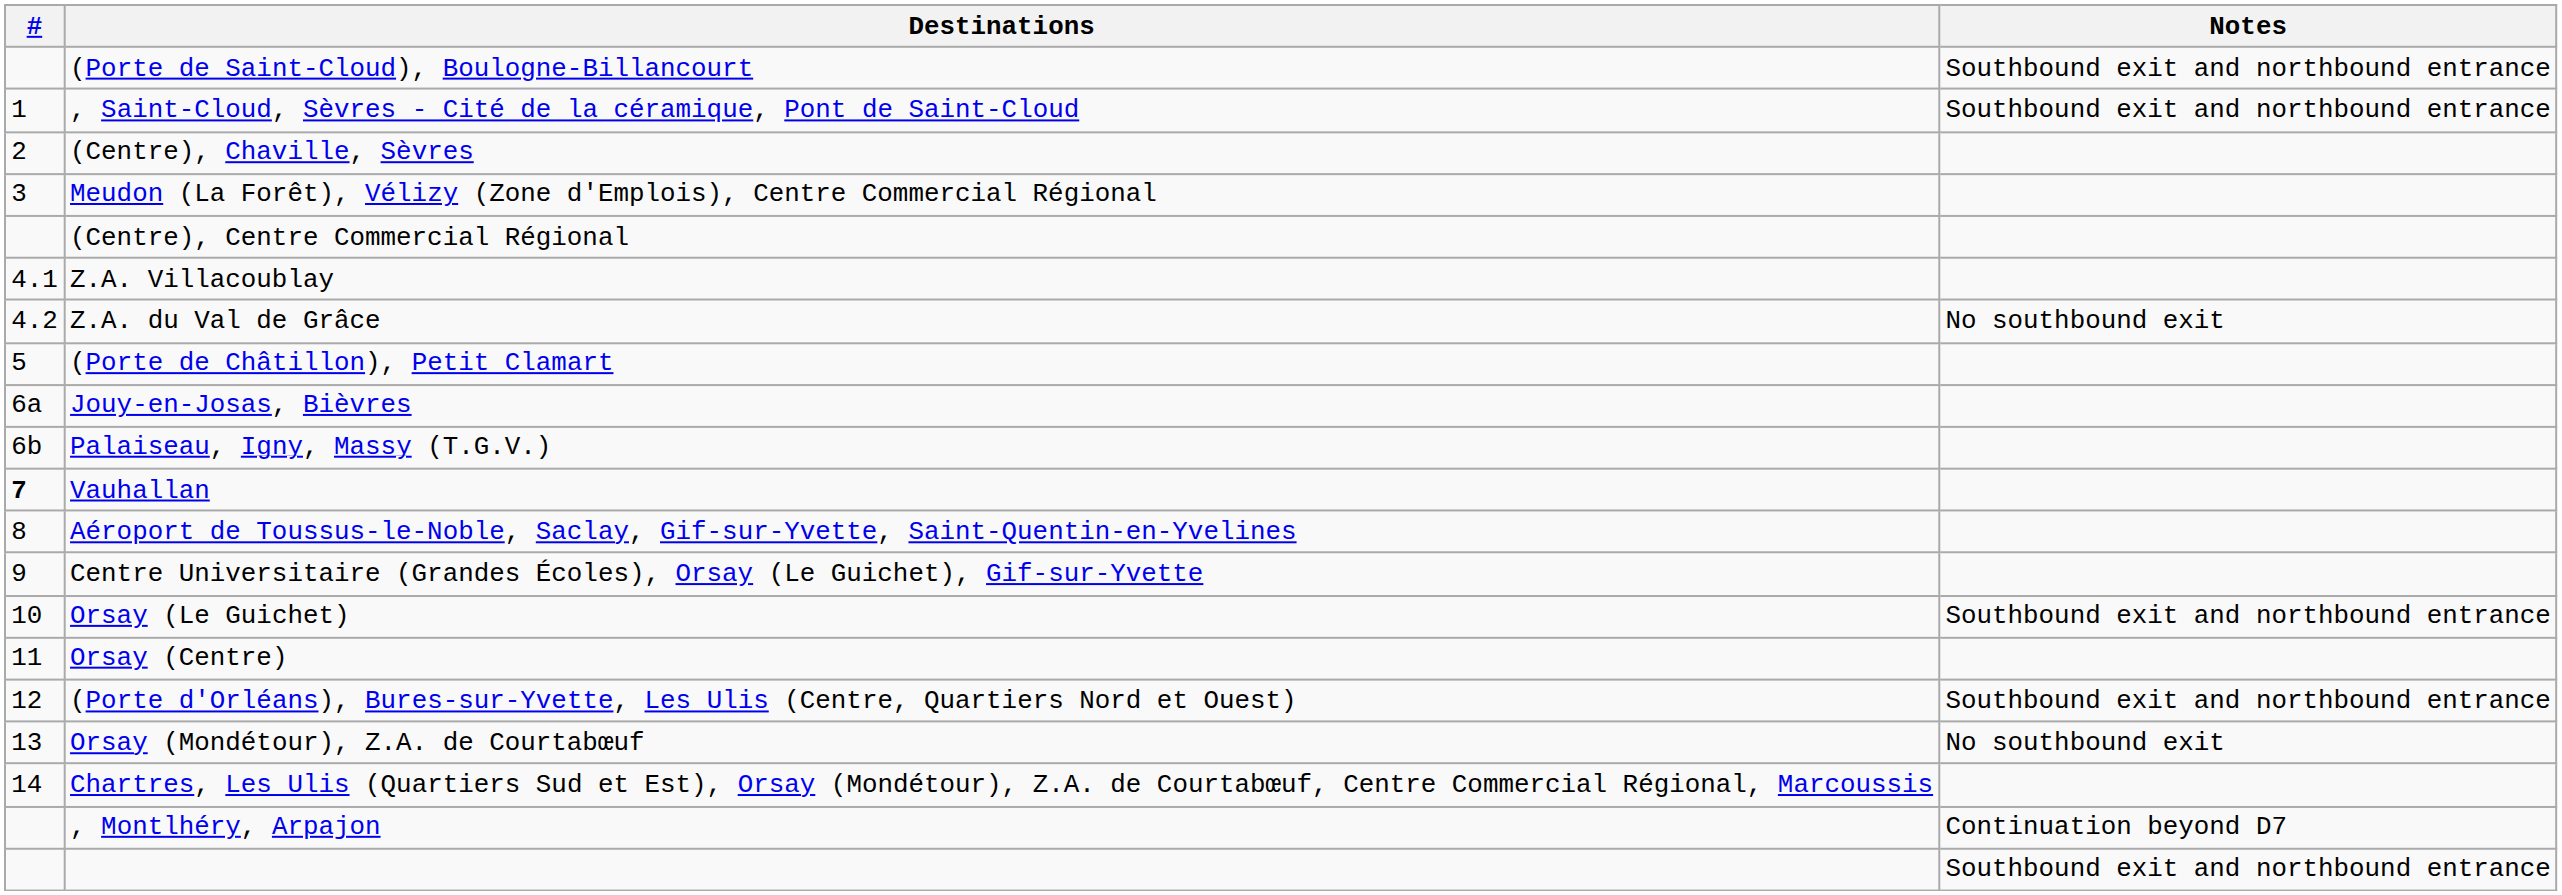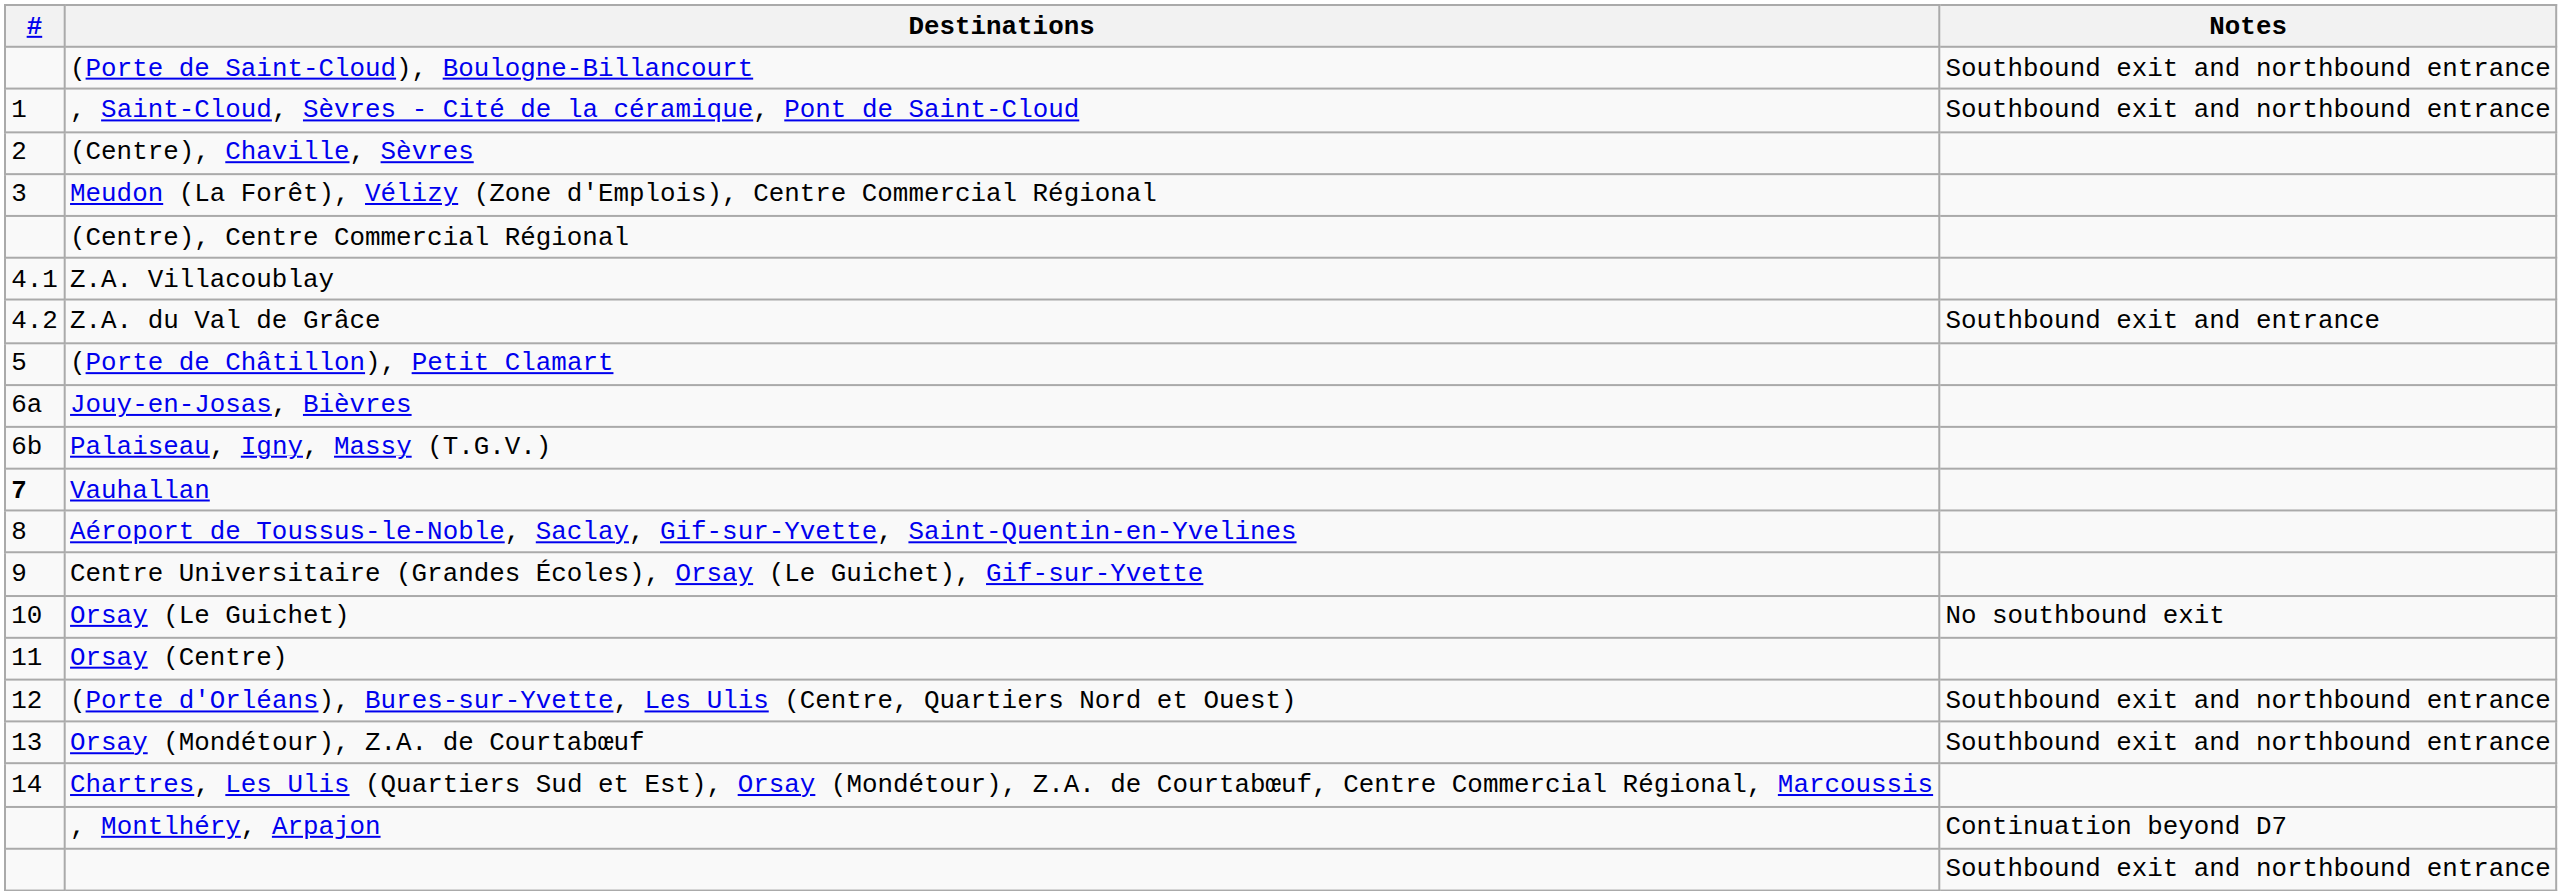(2085, 321) No southbound exit -> (2163, 321) Southbound exit and entrance
(2248, 616) Southbound exit and northbound entrance -> (2085, 616) No southbound exit
(2085, 743) No southbound exit -> (2248, 743) Southbound exit and northbound entrance
